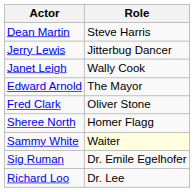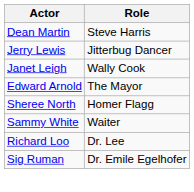- row: (34, 104)
(104, 141) lightyellow background -> (104, 123) no background
rows swapped: (36, 159) <-> (38, 178)
